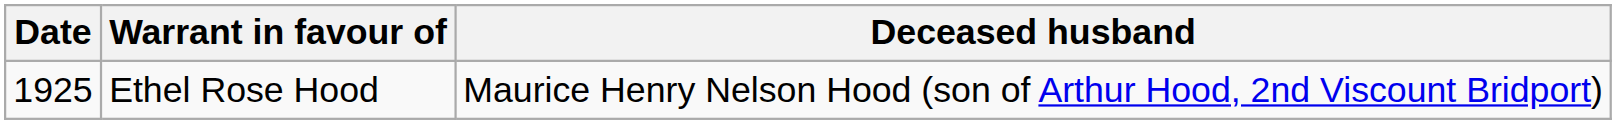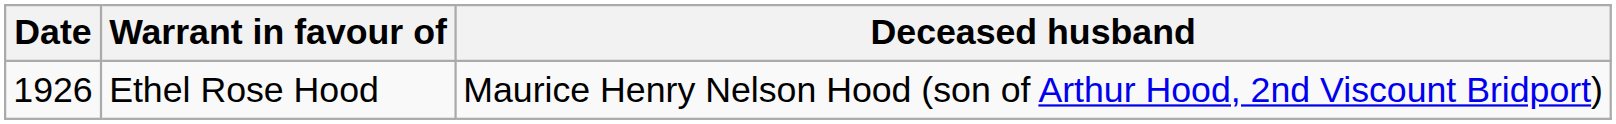(53, 89) 1925 -> (53, 89) 1926
